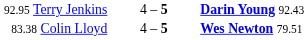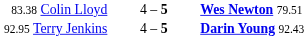rows swapped: (56, 9) <-> (59, 28)
